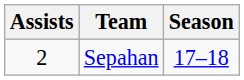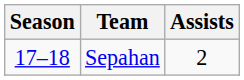columns swapped: (201, 22) <-> (42, 22)
